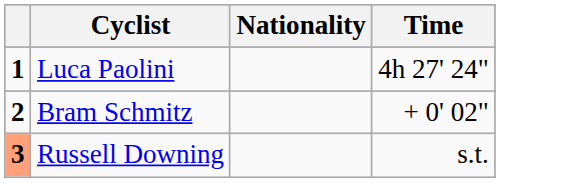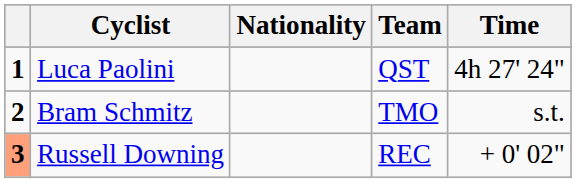+ column: (410, 25)
(446, 111) + 0' 02" -> (549, 111) s.t.
(473, 154) s.t. -> (522, 154) + 0' 02"
